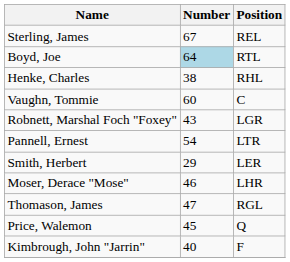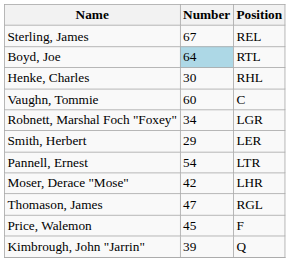(190, 78) 38 -> (190, 78) 30
(190, 120) 43 -> (190, 120) 34
rows swapped: (48, 141) <-> (47, 162)
(190, 183) 46 -> (190, 183) 42
(241, 225) Q -> (240, 225) F
(190, 246) 40 -> (190, 246) 39
(240, 246) F -> (241, 246) Q
